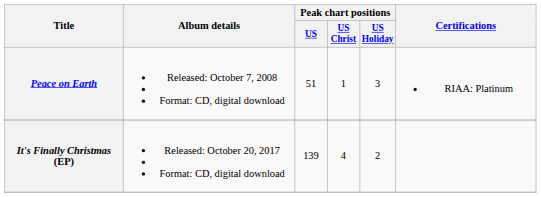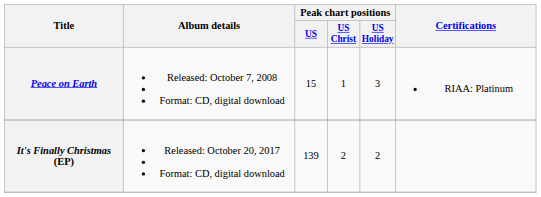(311, 83) 51 -> (311, 83) 15
(343, 156) 4 -> (343, 156) 2
